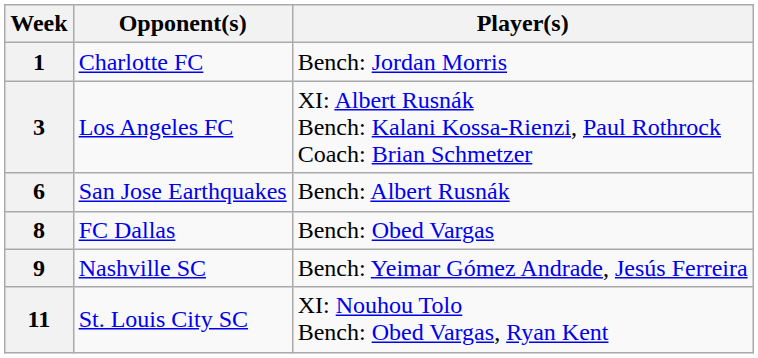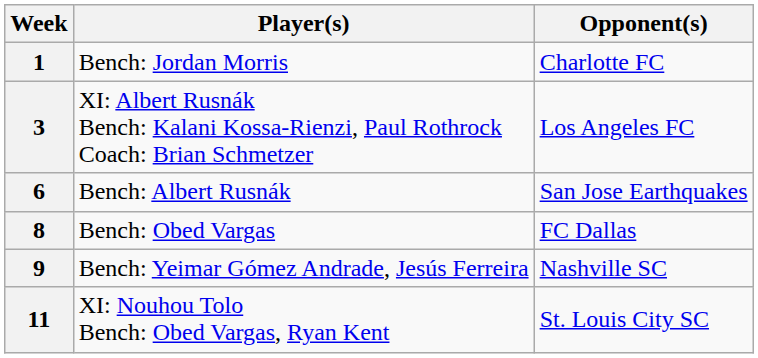columns swapped: (523, 23) <-> (183, 23)
